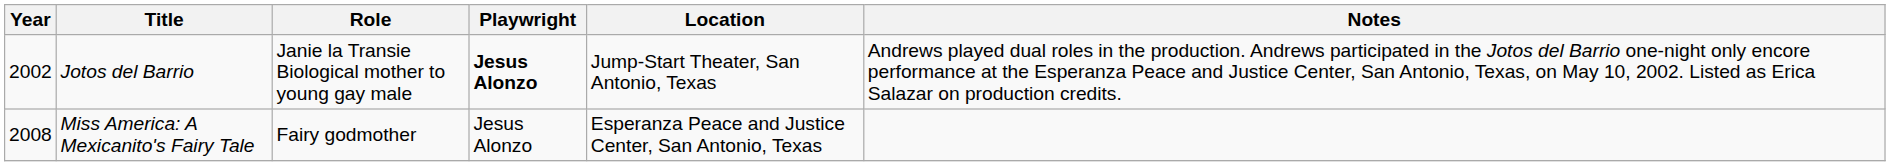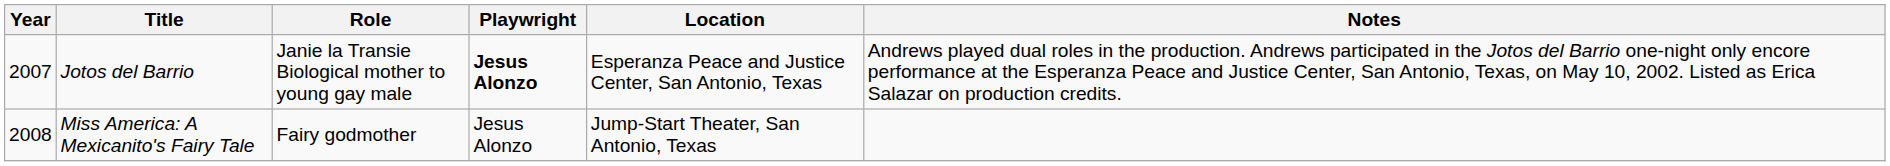(30, 71) 2002 -> (30, 71) 2007
(695, 71) Jump-Start Theater, San Antonio, Texas -> (718, 71) Esperanza Peace and Justice Center, San Antonio, Texas
(718, 134) Esperanza Peace and Justice Center, San Antonio, Texas -> (695, 134) Jump-Start Theater, San Antonio, Texas
